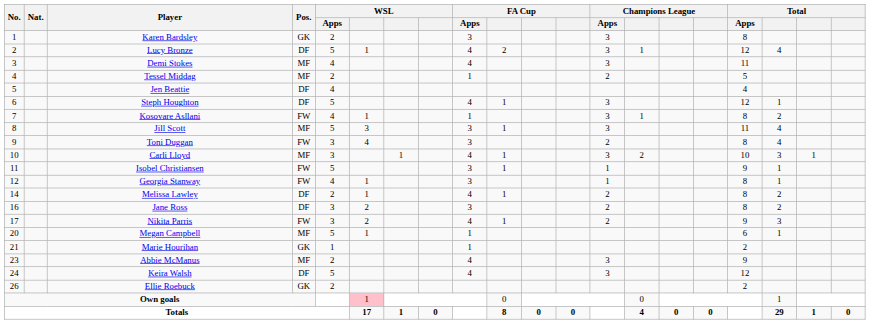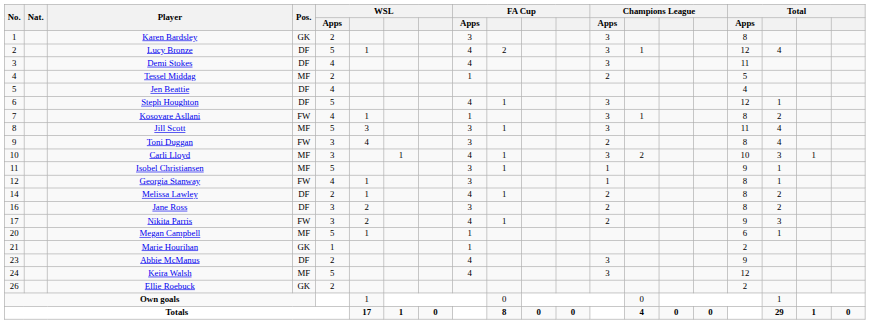(304, 63) MF -> (304, 63) DF
(304, 168) FW -> (304, 168) MF
(304, 260) MF -> (304, 260) DF
(304, 273) DF -> (304, 273) MF
(367, 299) pink background -> (367, 299) no background
